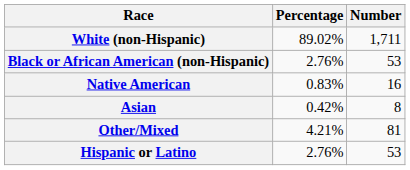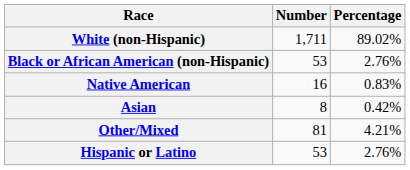columns swapped: (376, 15) <-> (310, 15)
